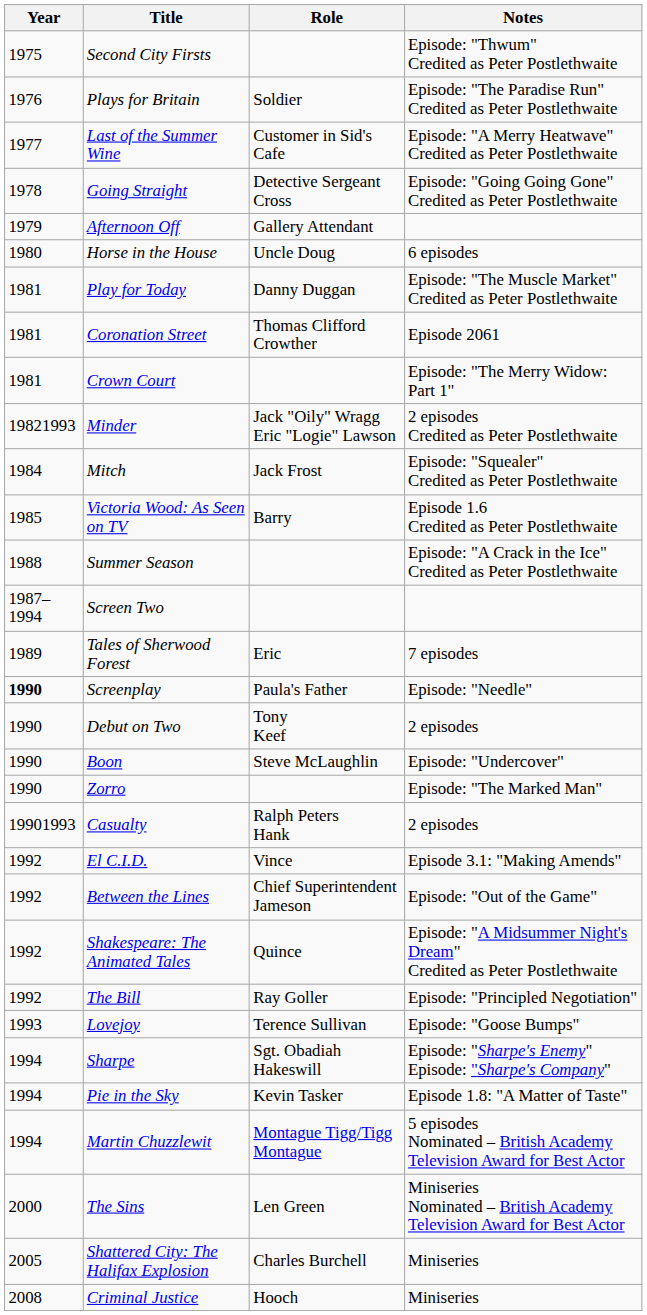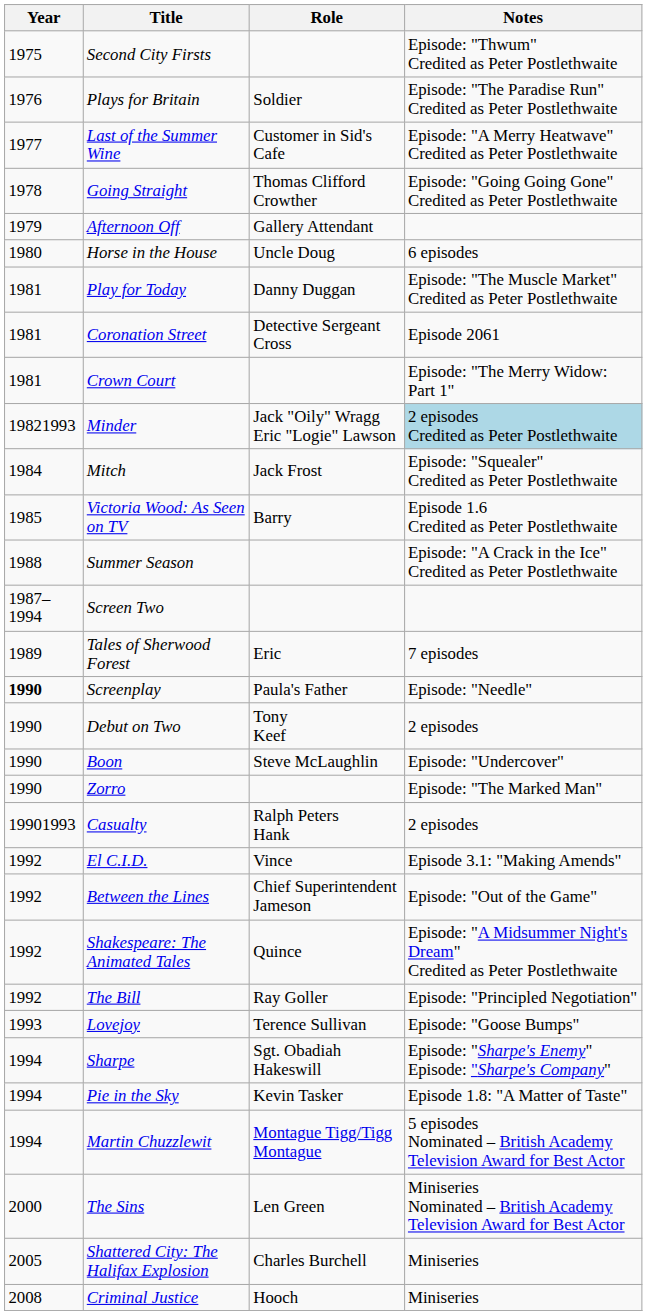(317, 190) Detective Sergeant Cross -> (309, 190) Thomas Clifford Crowther
(309, 334) Thomas Clifford Crowther -> (317, 334) Detective Sergeant Cross
(513, 426) no background -> (513, 426) lightblue background
